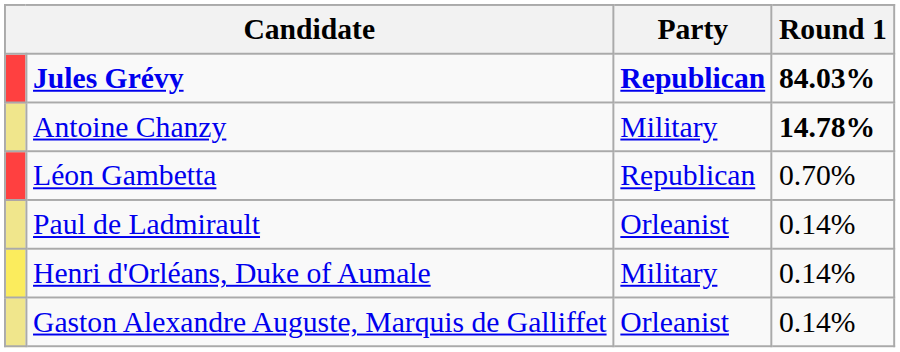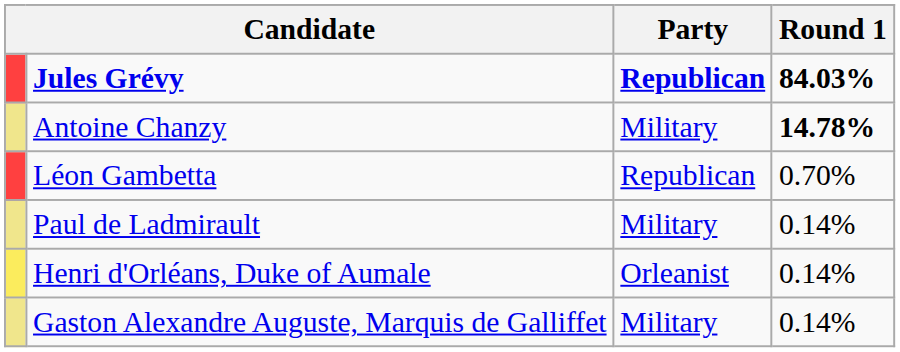(675, 224) Orleanist -> (669, 224) Military
(669, 273) Military -> (675, 273) Orleanist
(675, 322) Orleanist -> (669, 322) Military
